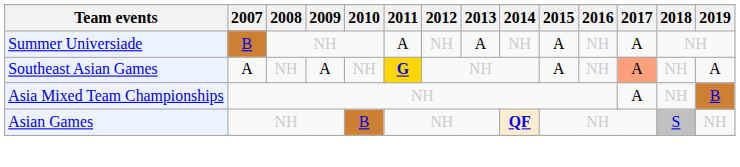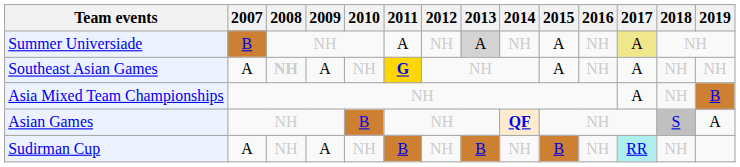(481, 44) no background -> (481, 44) lightgrey background
(637, 44) no background -> (637, 44) khaki background
(286, 70) normal -> (286, 70) bold
(637, 70) lightsalmon background -> (637, 70) no background
(715, 70) A -> (715, 70) NH
(715, 122) NH -> (715, 122) A
+ row: (54, 148)
